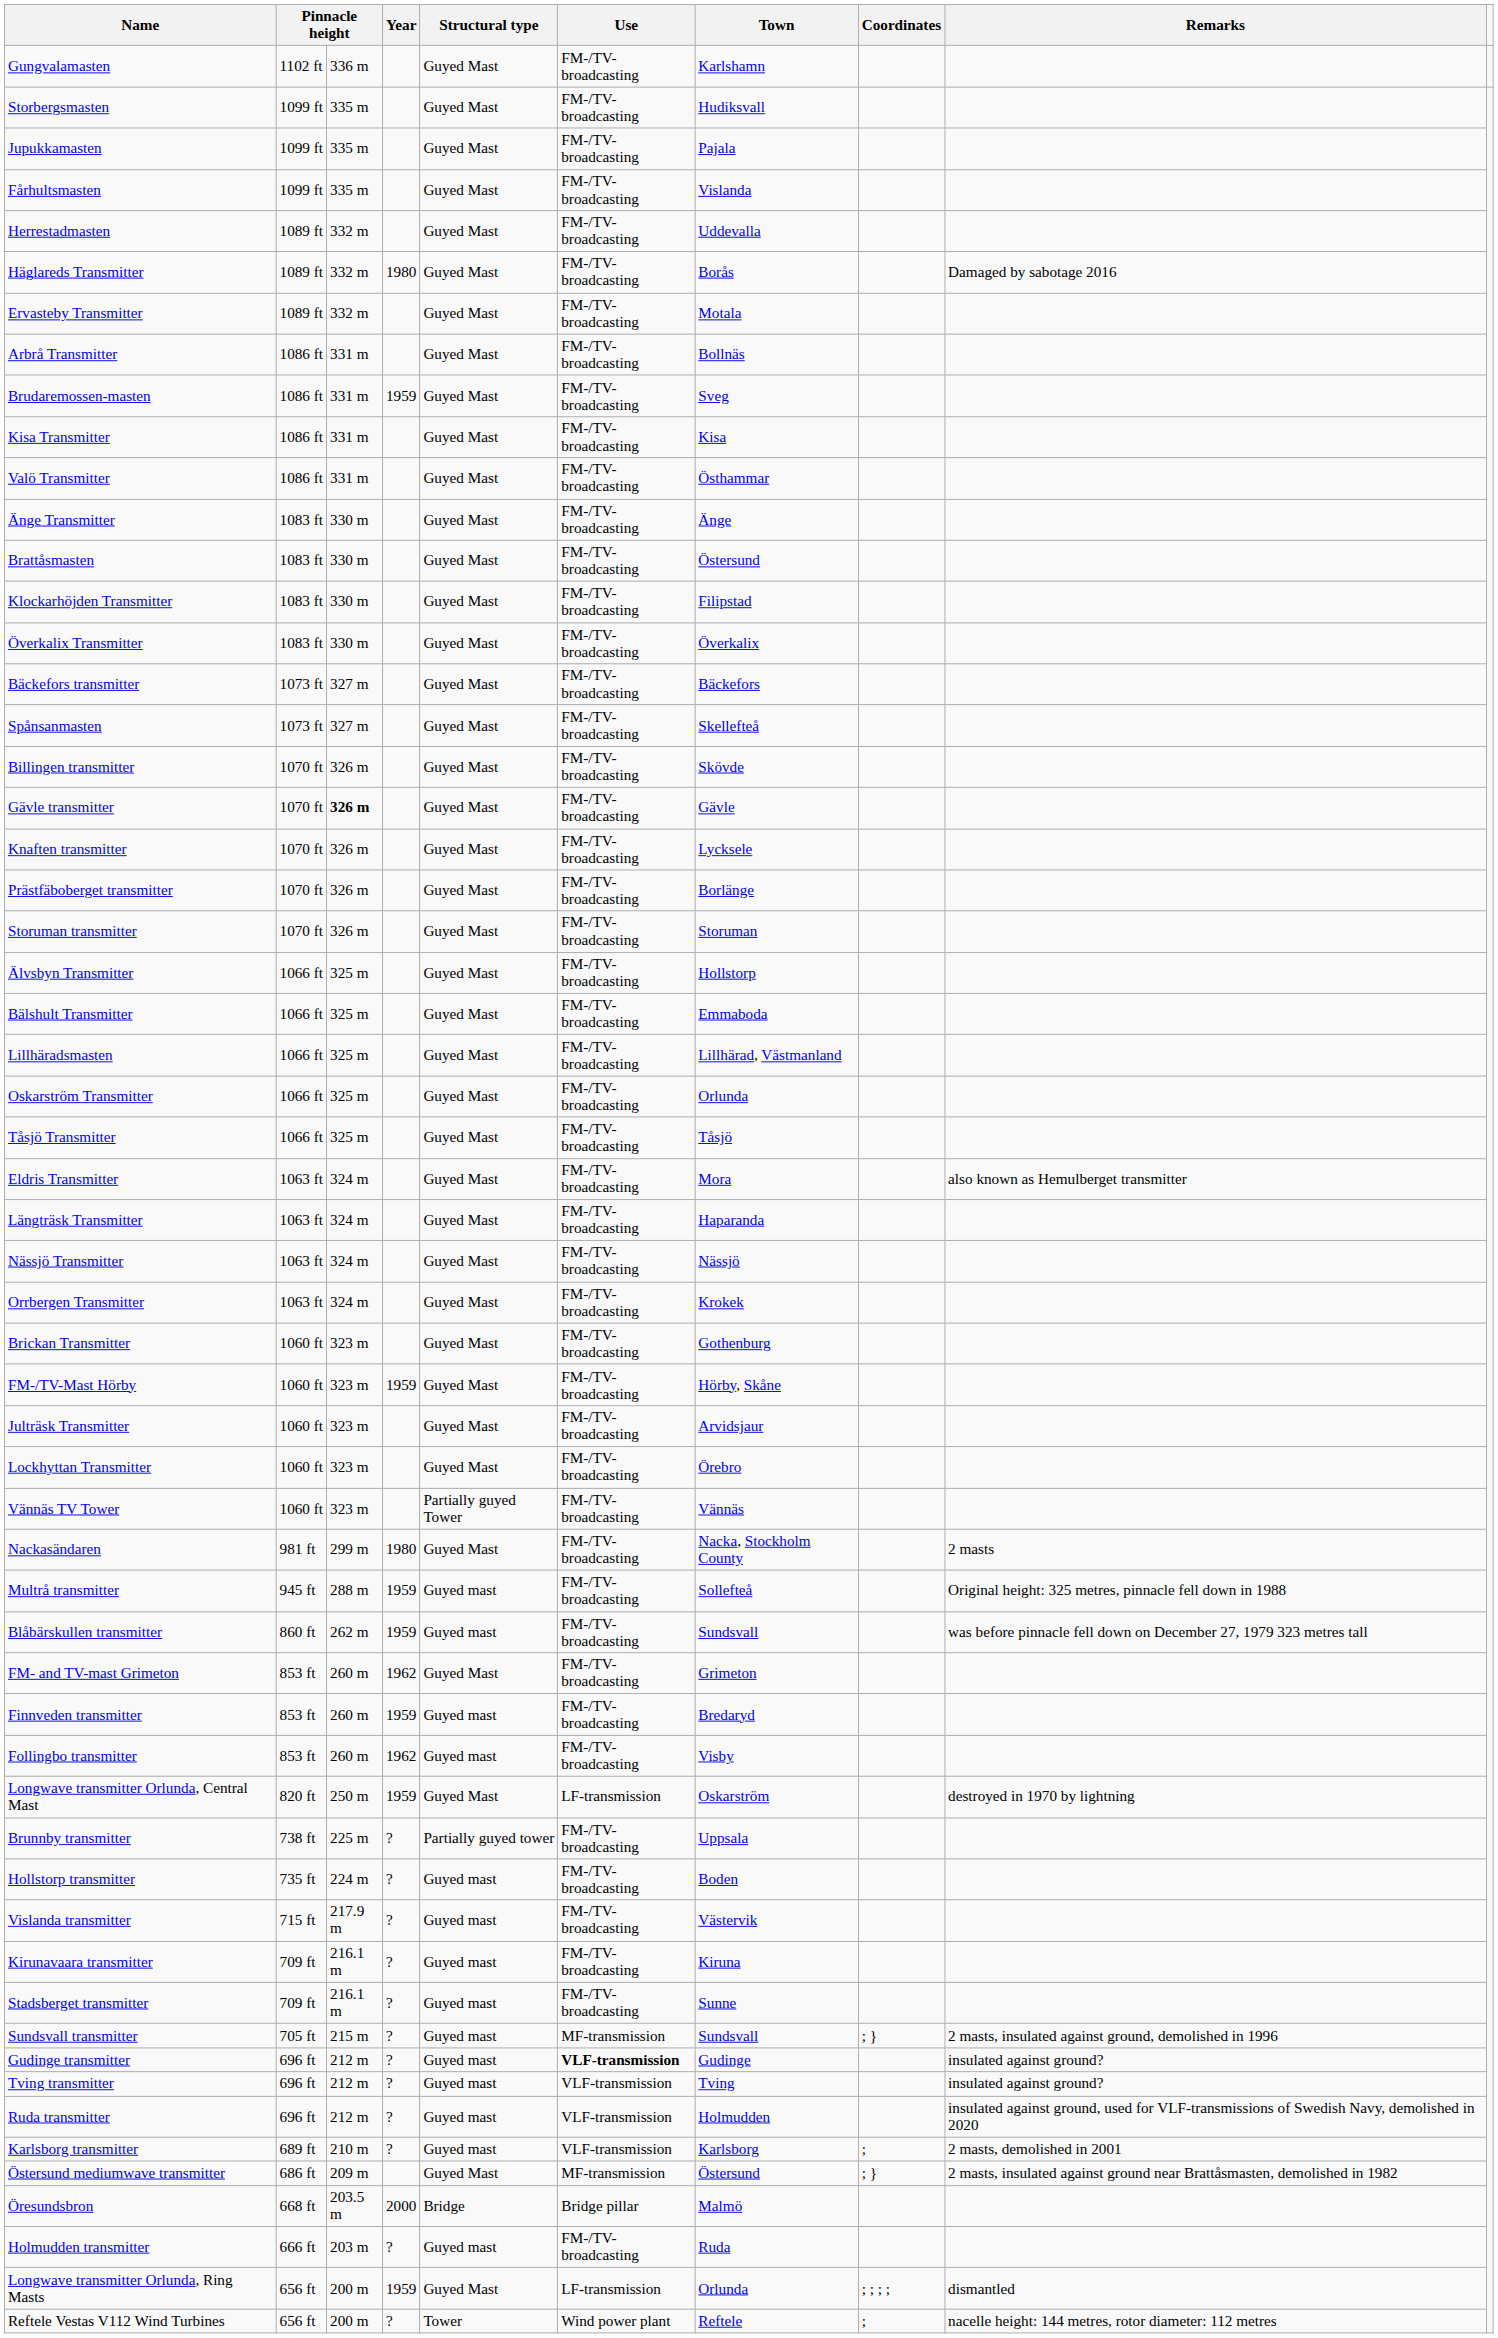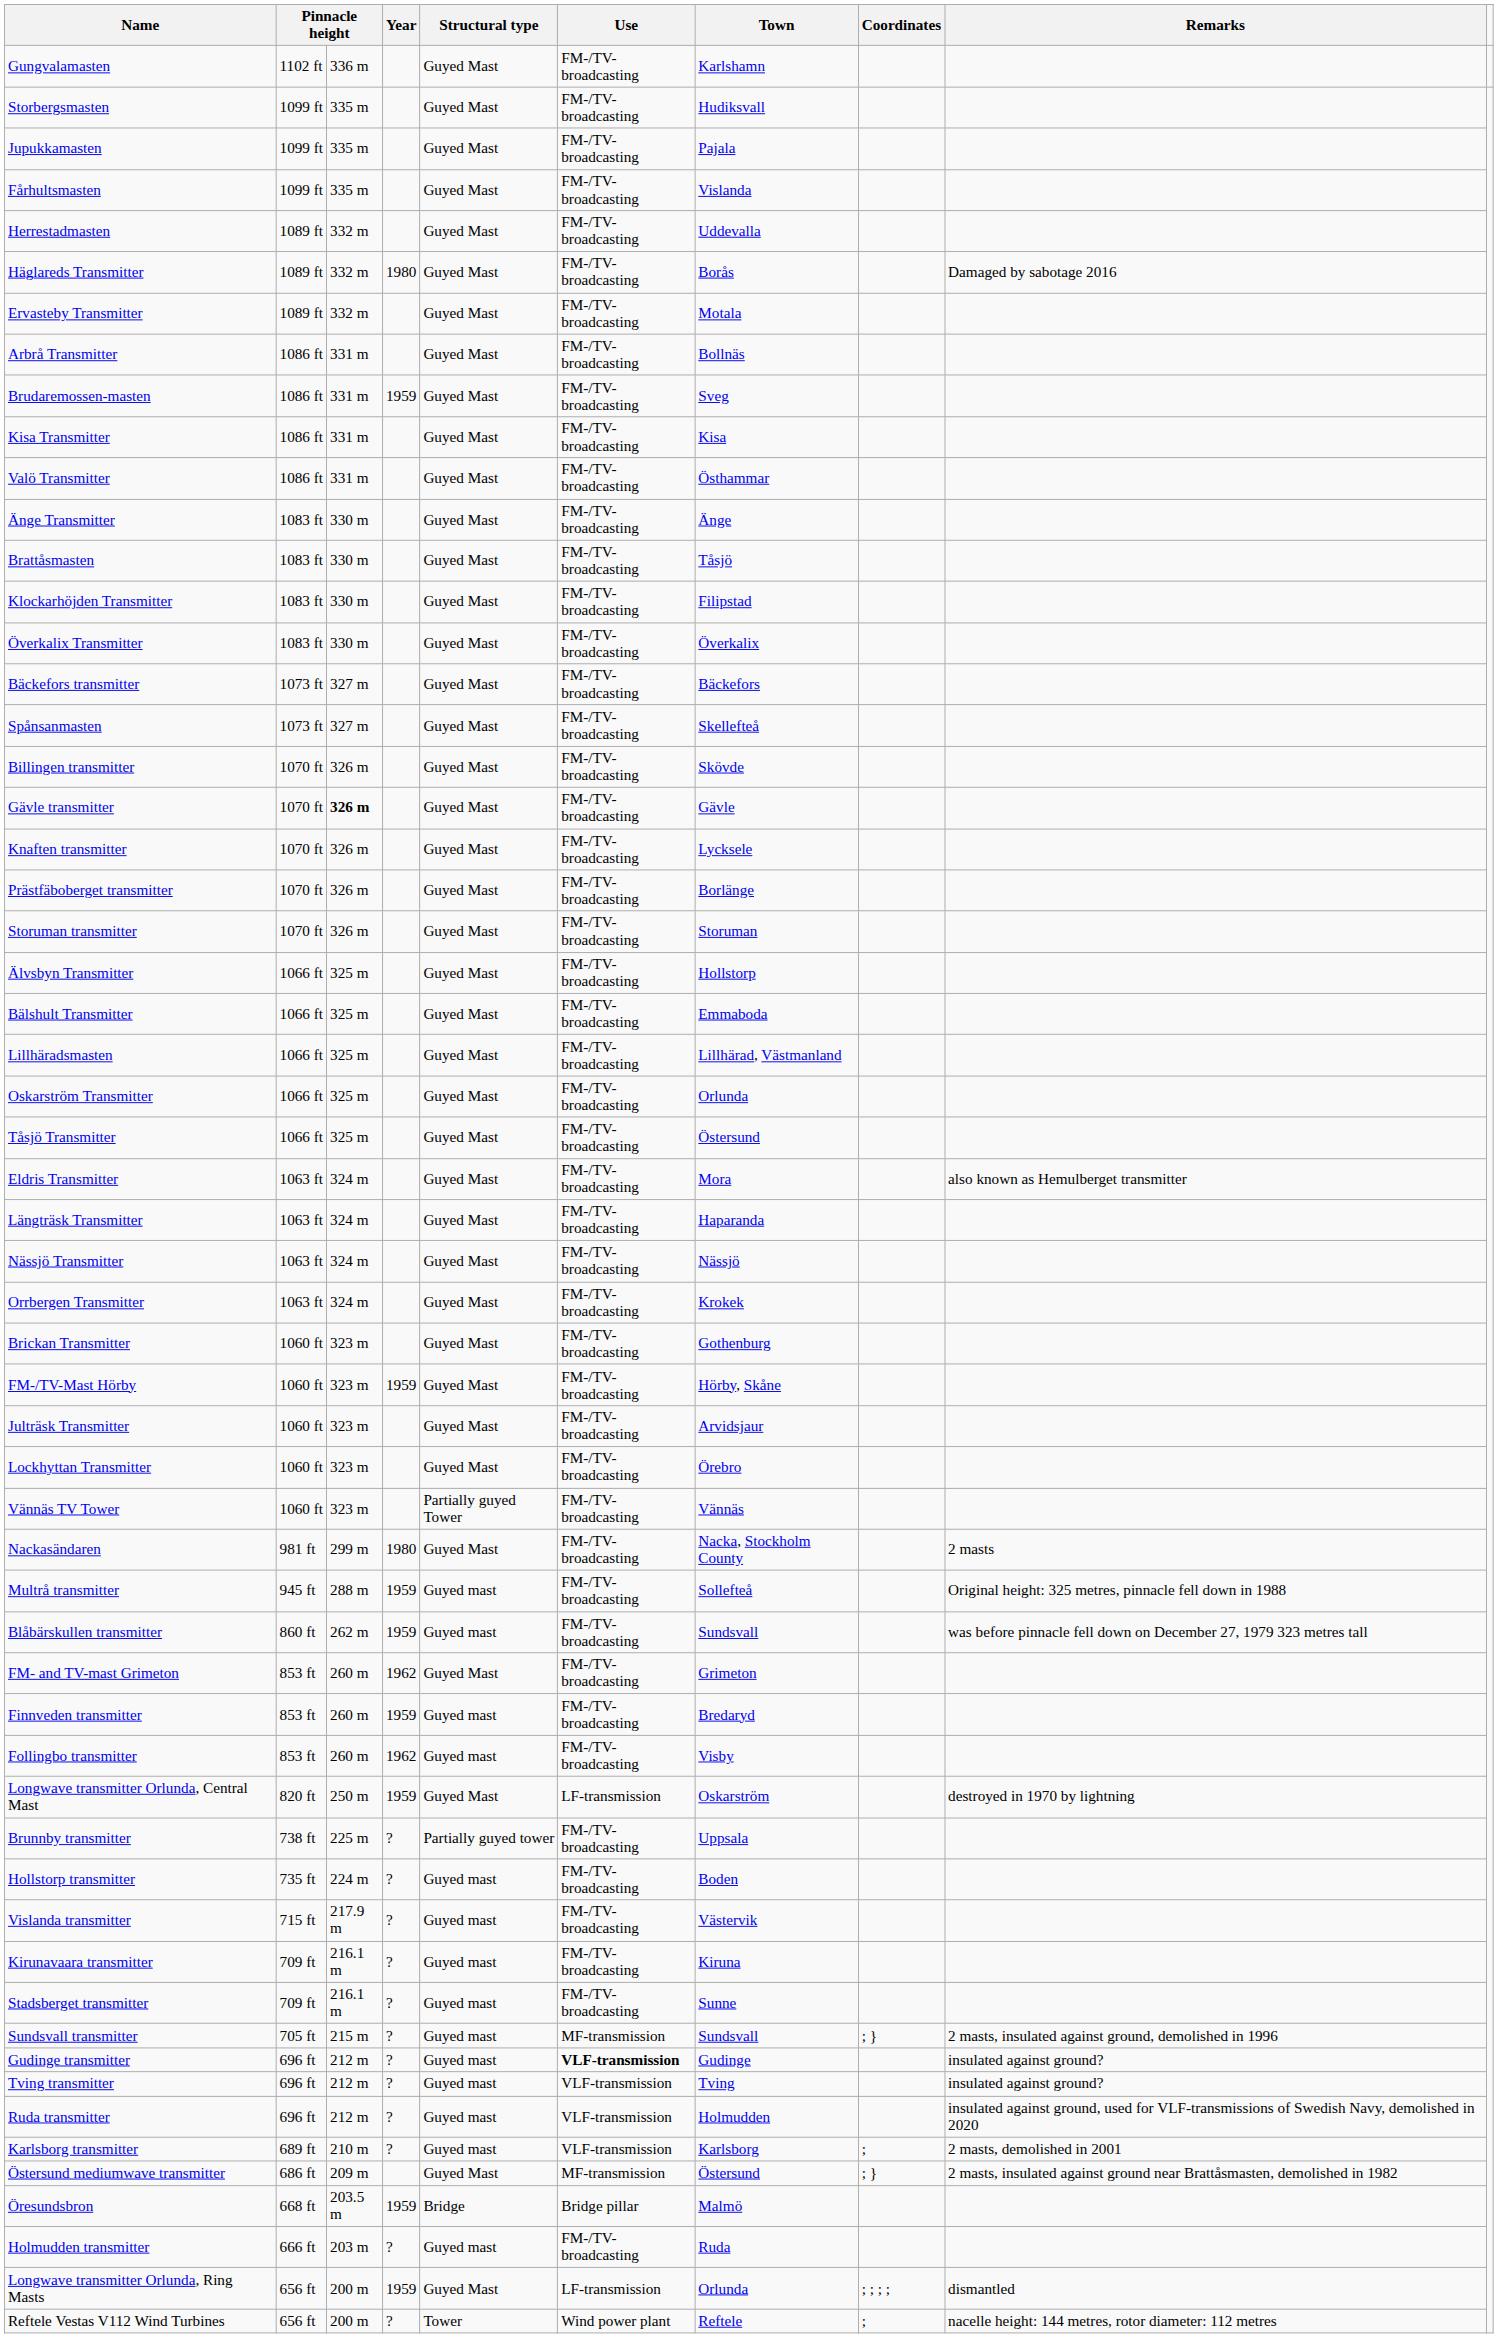(729, 560) Östersund -> (715, 560) Tåsjö
(715, 1137) Tåsjö -> (729, 1137) Östersund
(401, 2205) 2000 -> (401, 2205) 1959
